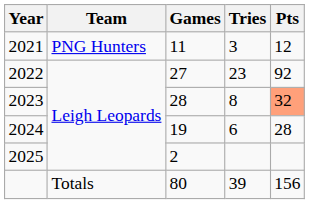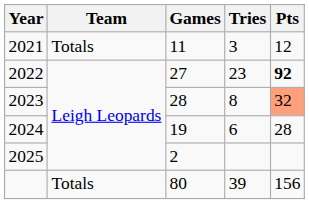(99, 45) PNG Hunters -> (73, 45) Totals
(283, 73) normal -> (283, 73) bold
